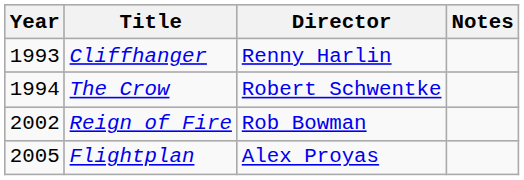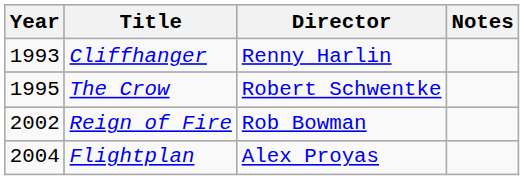(35, 90) 1994 -> (35, 90) 1995
(35, 157) 2005 -> (35, 157) 2004
